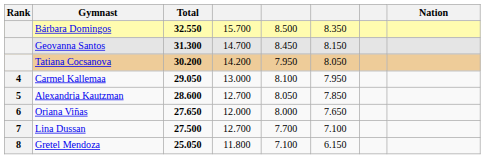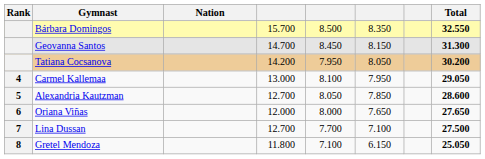columns swapped: (434, 12) <-> (188, 12)
